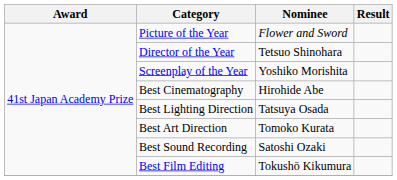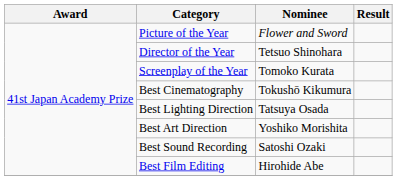(303, 71) Yoshiko Morishita -> (296, 71) Tomoko Kurata
(291, 90) Hirohide Abe -> (305, 90) Tokushō Kikumura
(296, 128) Tomoko Kurata -> (303, 128) Yoshiko Morishita
(305, 166) Tokushō Kikumura -> (291, 166) Hirohide Abe
